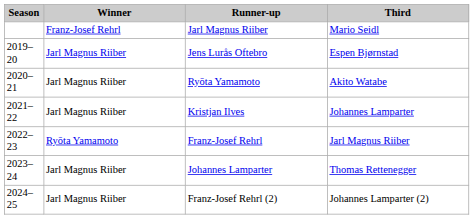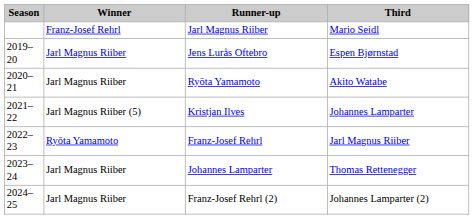(86, 111) Jarl Magnus Riiber -> (93, 111) Jarl Magnus Riiber (5)
